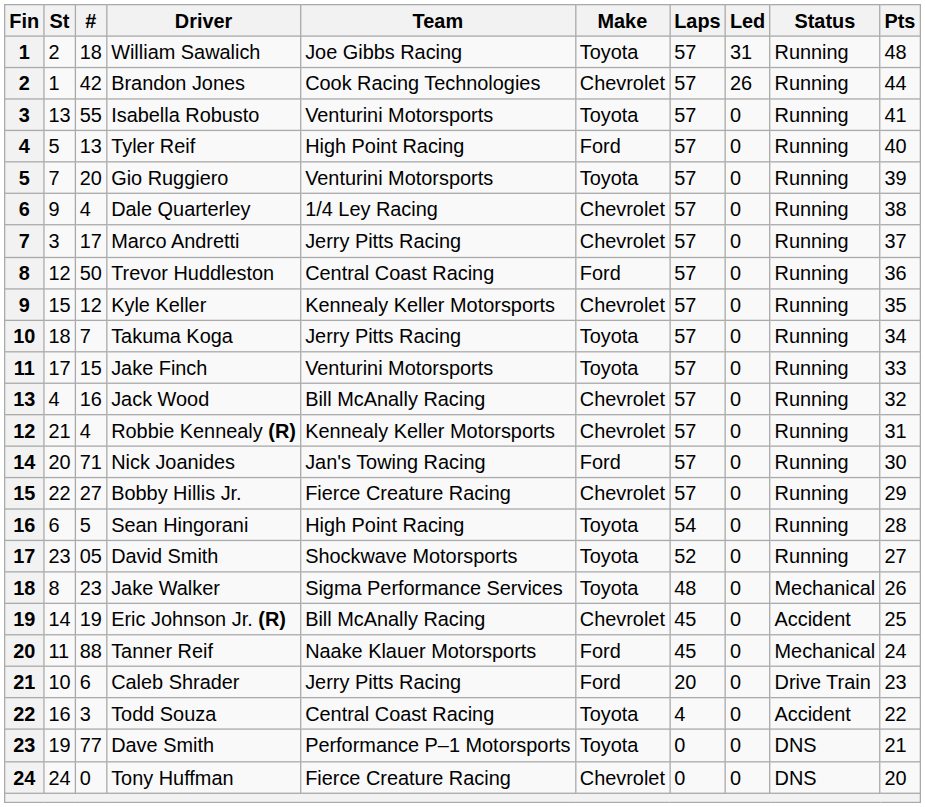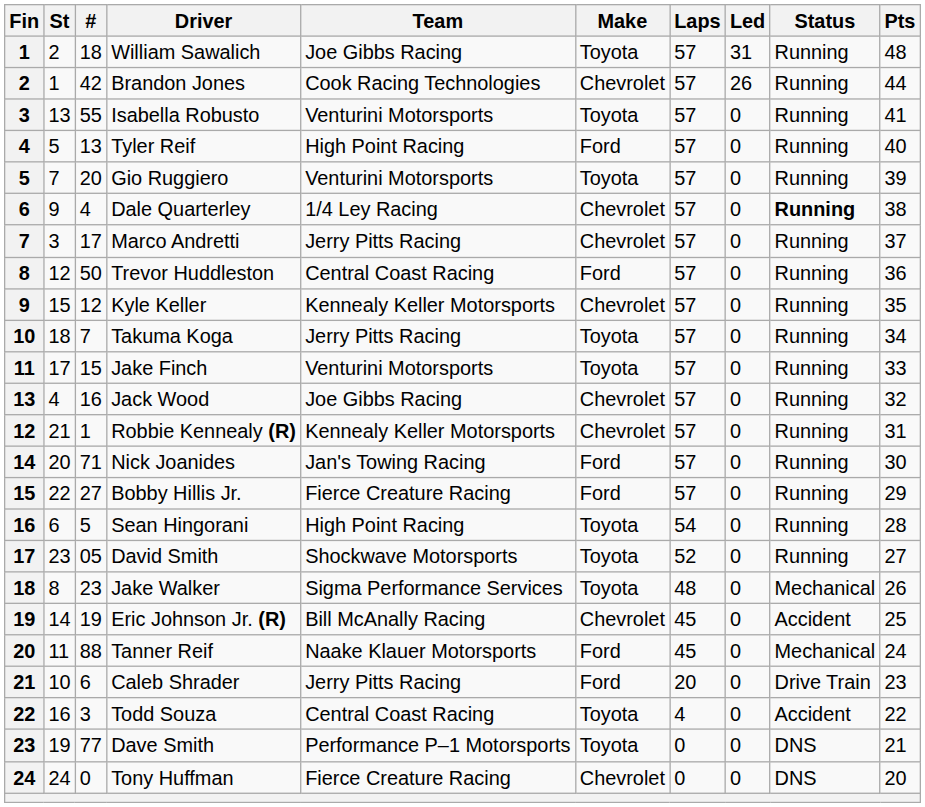(812, 210) normal -> (815, 210) bold
(395, 399) Bill McAnally Racing -> (384, 399) Joe Gibbs Racing
(85, 430) 4 -> (85, 430) 1
(622, 493) Chevrolet -> (600, 493) Ford
